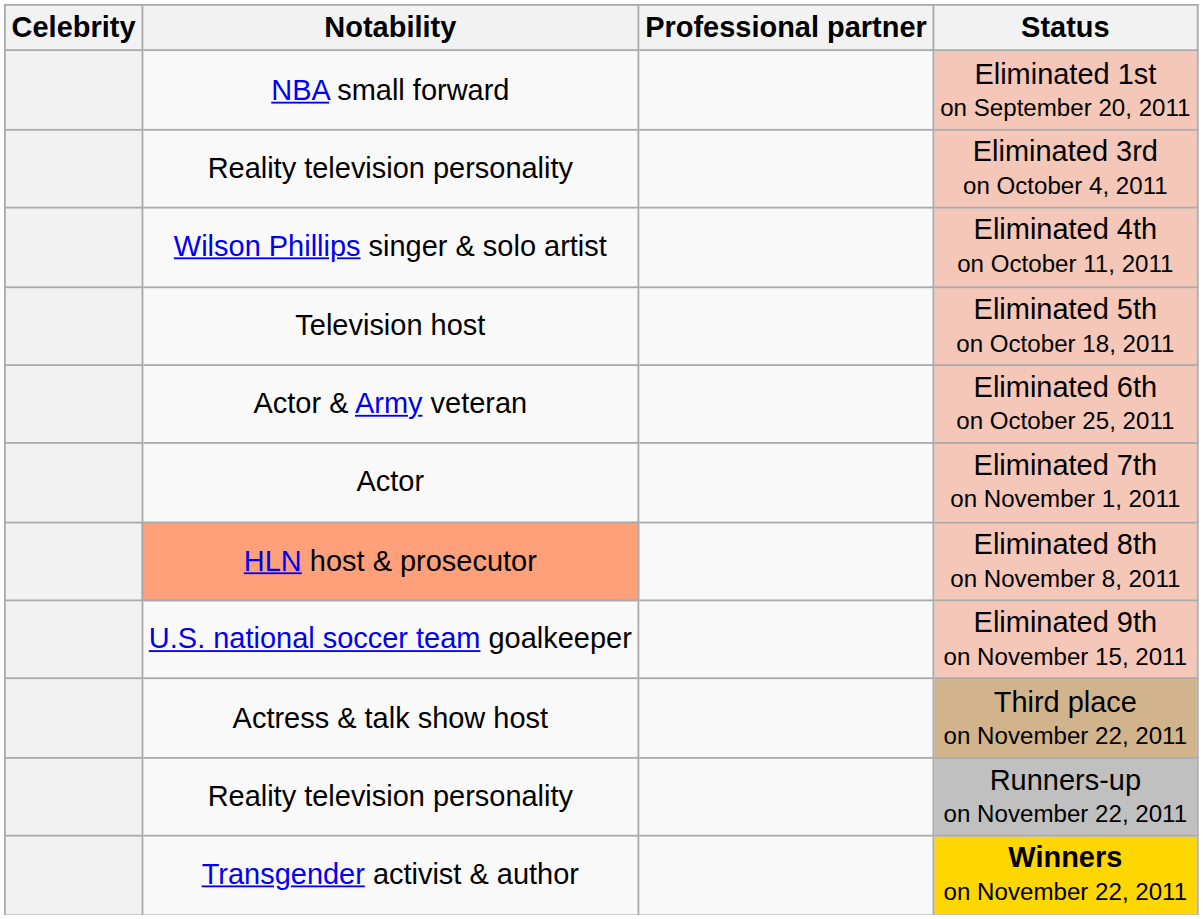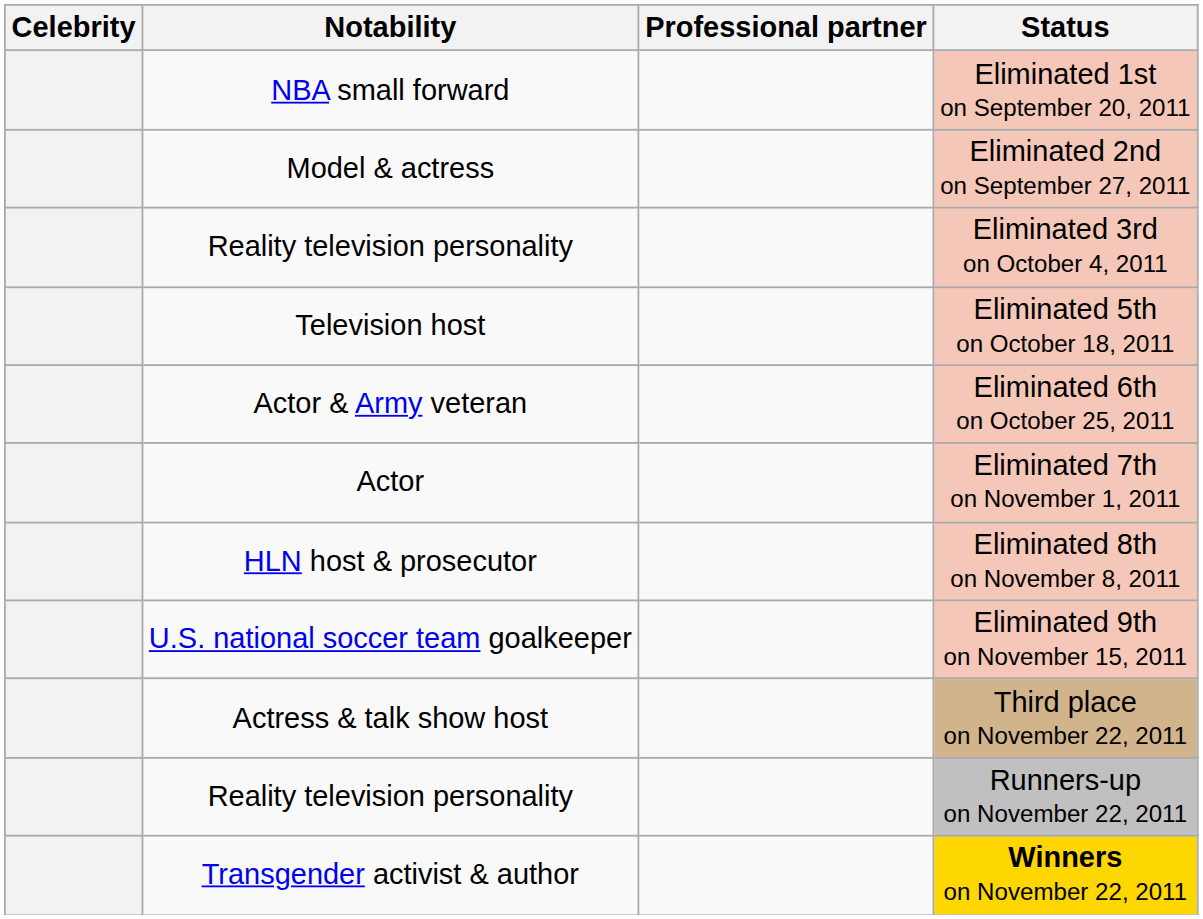+ row: (1065, 168)
- row: (1065, 246)
(390, 560) lightsalmon background -> (390, 560) no background
